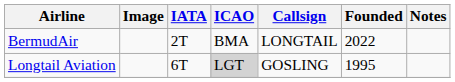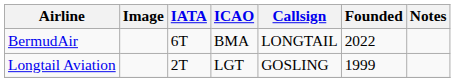(179, 41) 2T -> (179, 41) 6T
(179, 65) 6T -> (179, 65) 2T
(229, 65) lightgrey background -> (229, 65) no background
(360, 65) 1995 -> (360, 65) 1999
